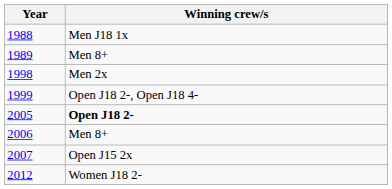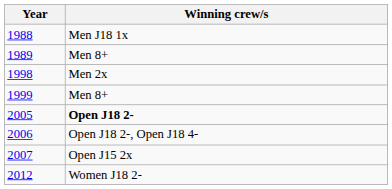(133, 94) Open J18 2-, Open J18 4- -> (88, 94) Men 8+
(88, 134) Men 8+ -> (133, 134) Open J18 2-, Open J18 4-
